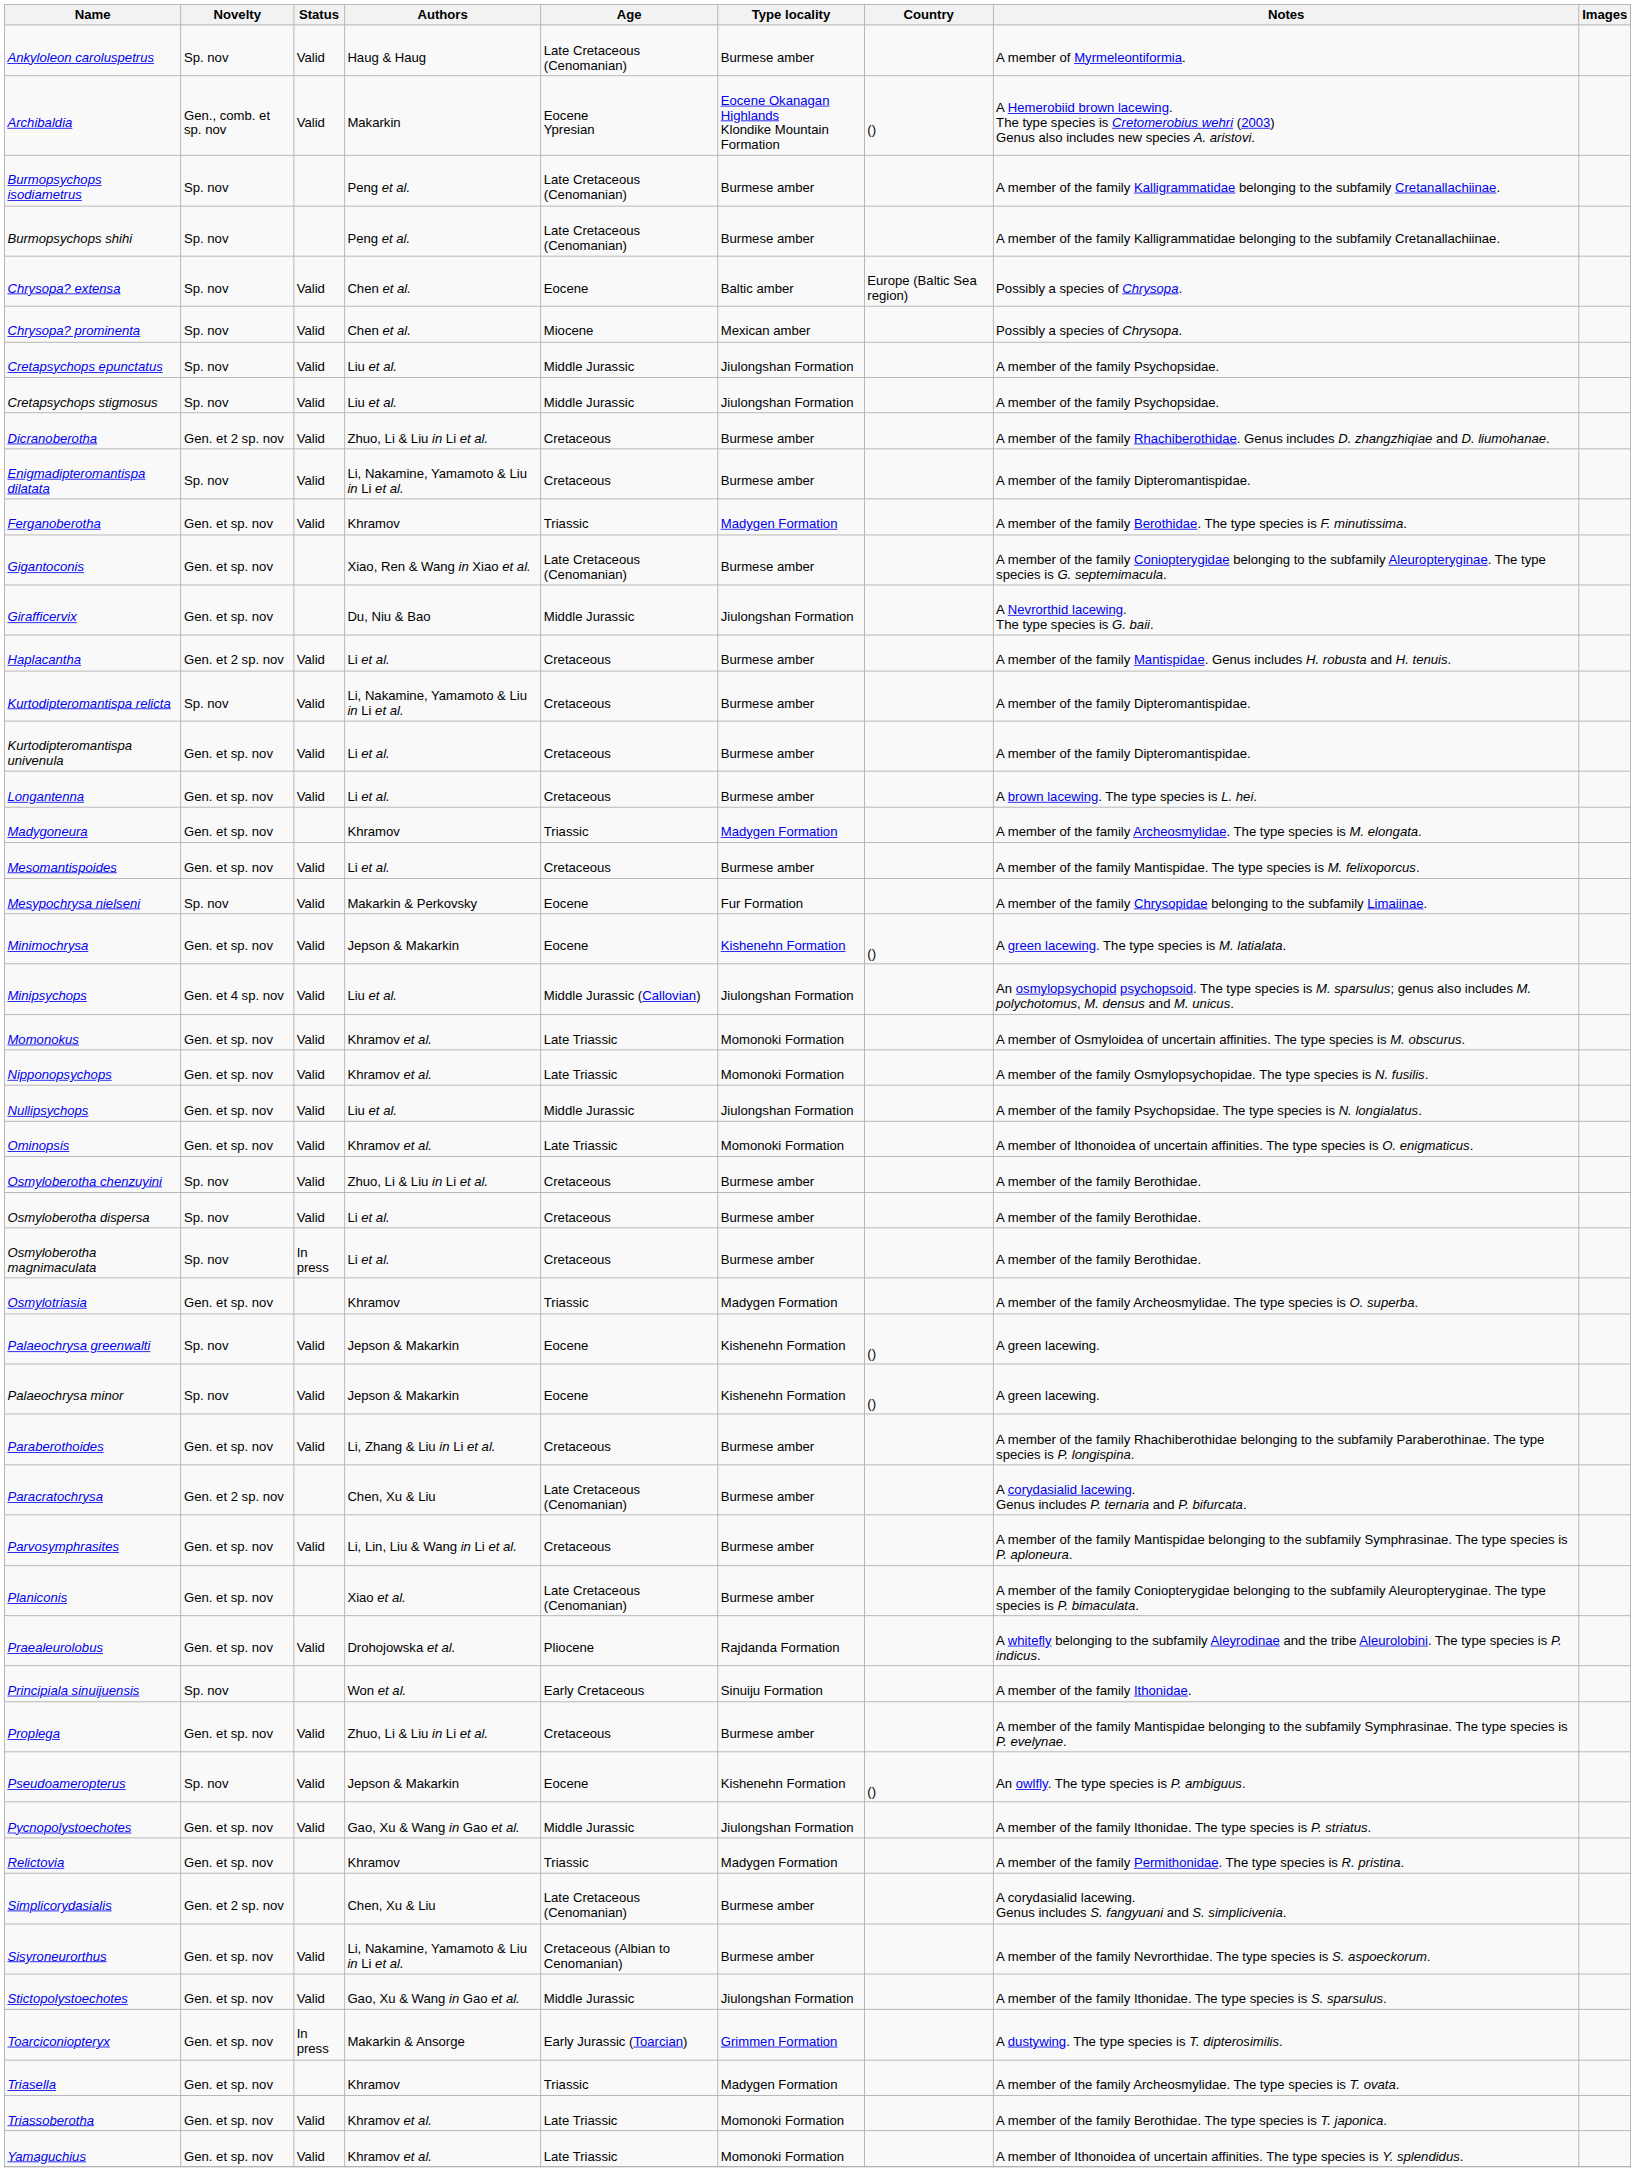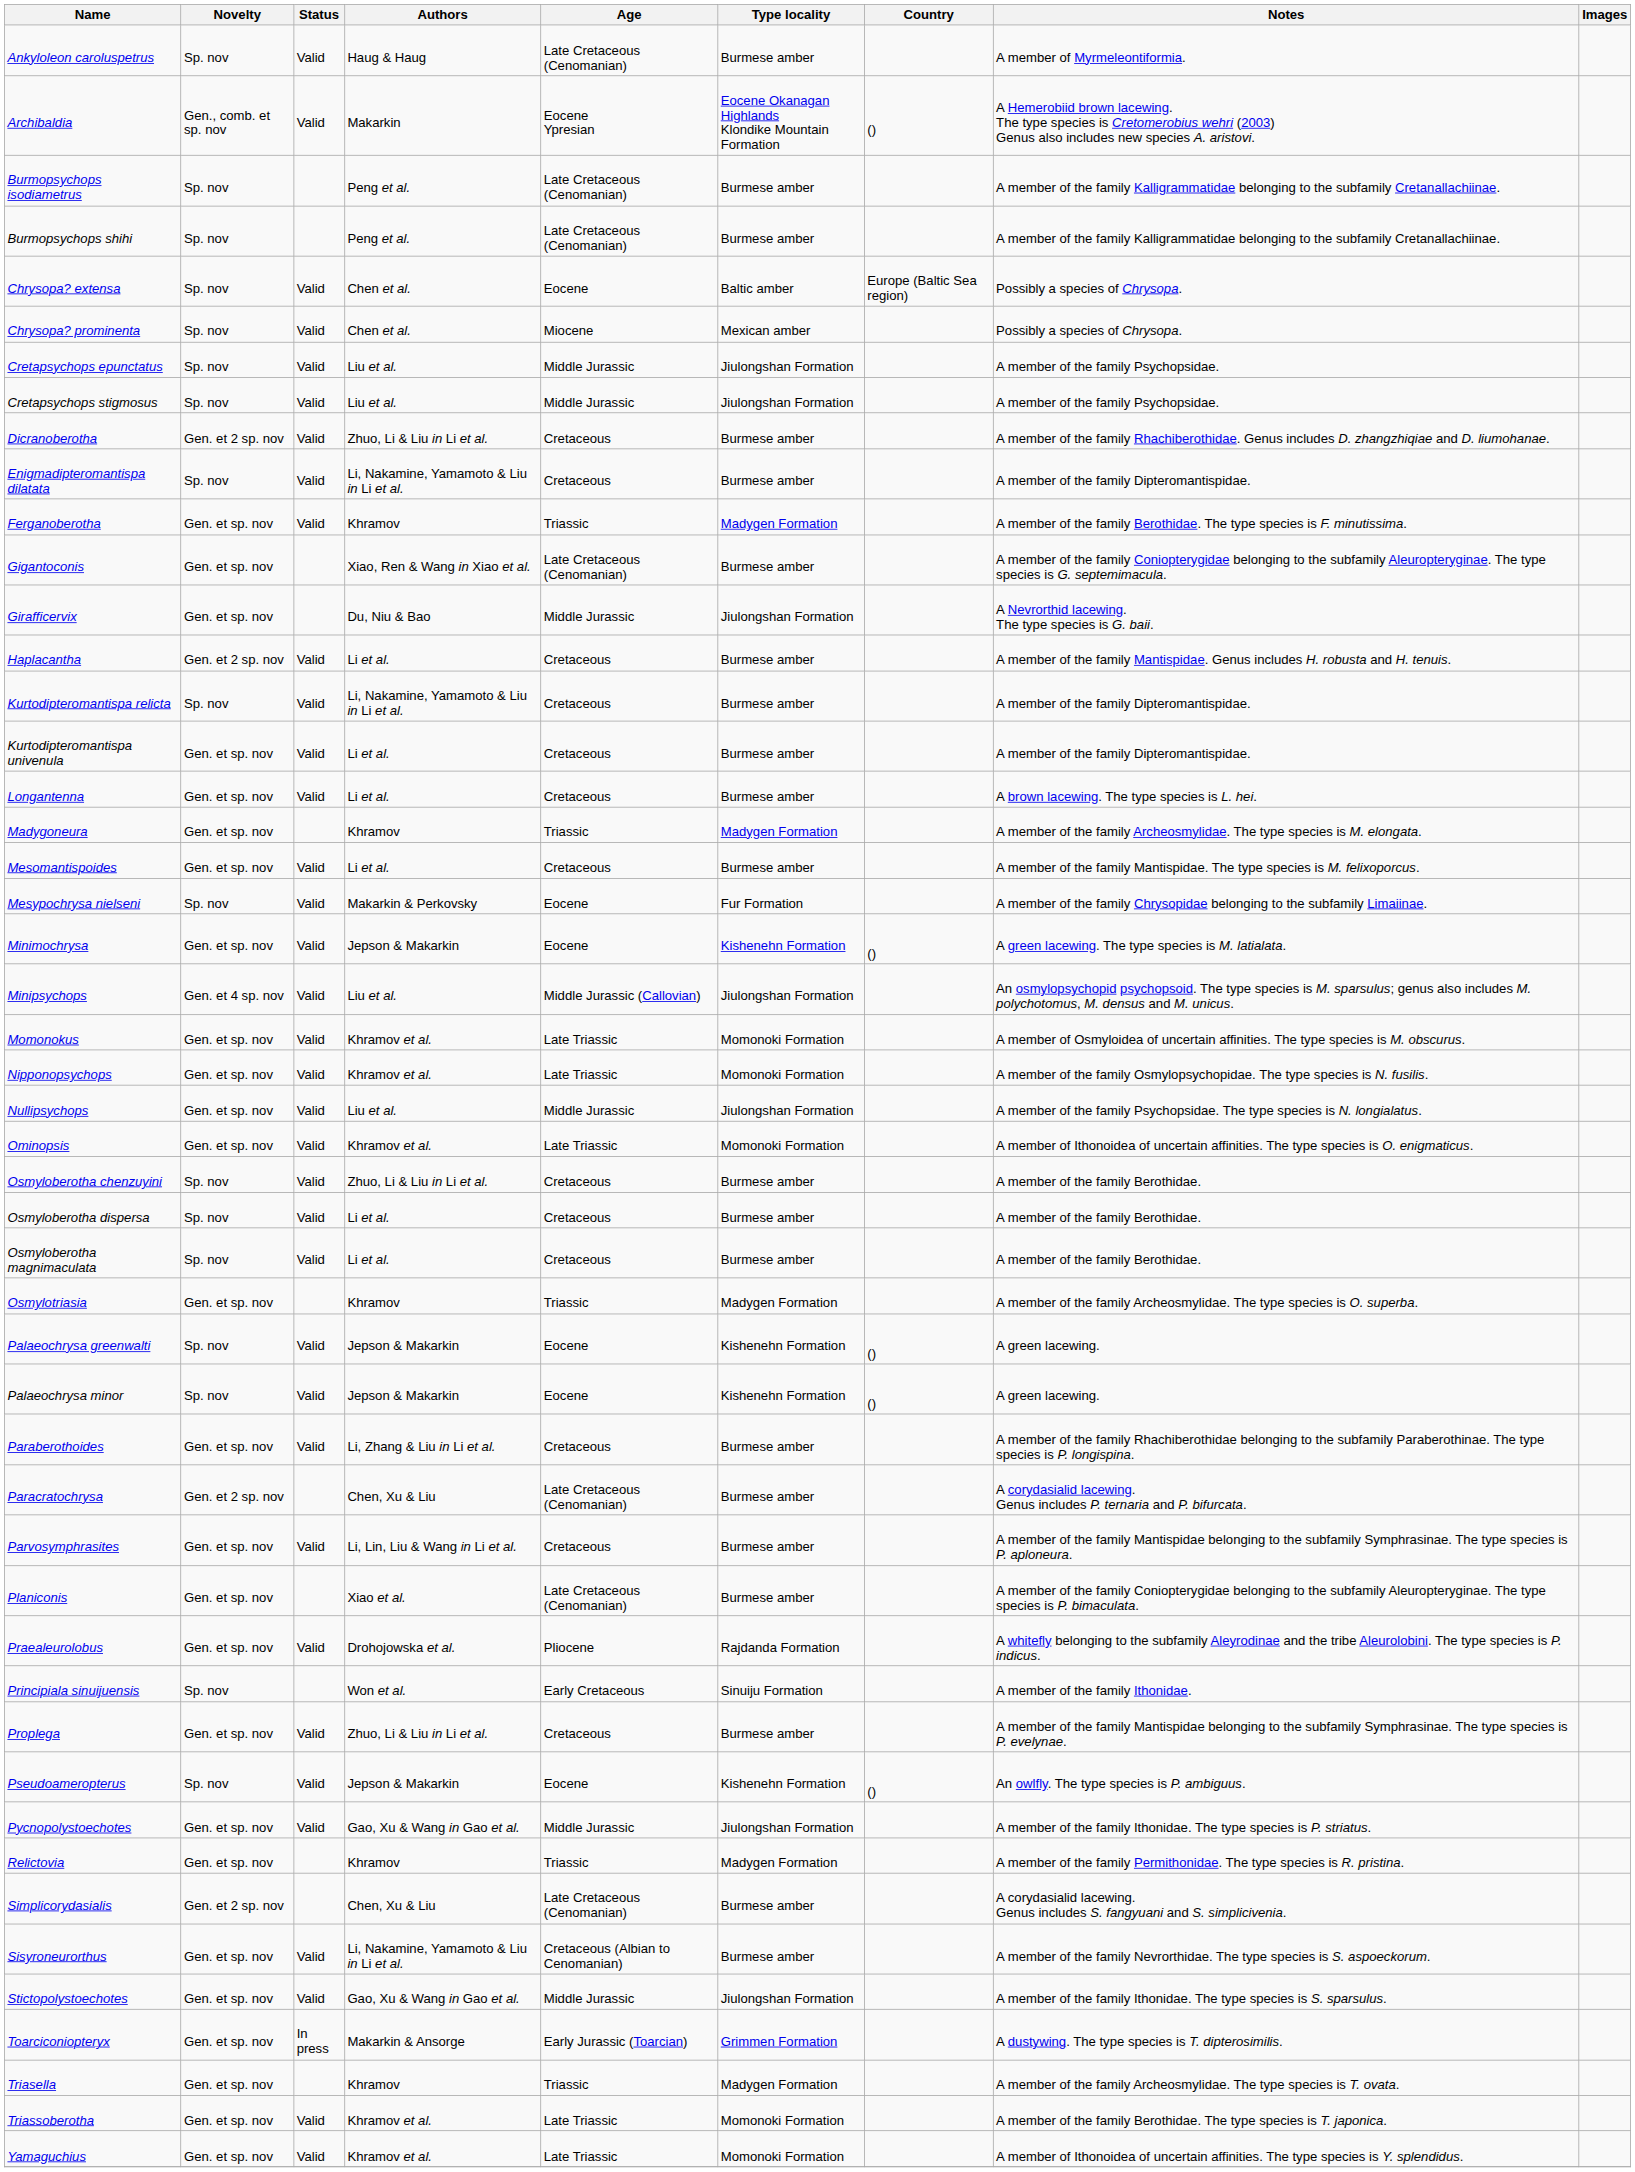(313, 1260) In press -> (311, 1260) Valid
